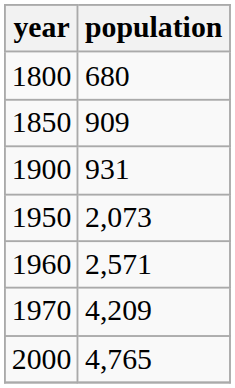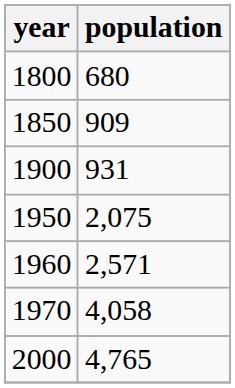(119, 216) 2,073 -> (119, 216) 2,075
(119, 311) 4,209 -> (119, 311) 4,058
